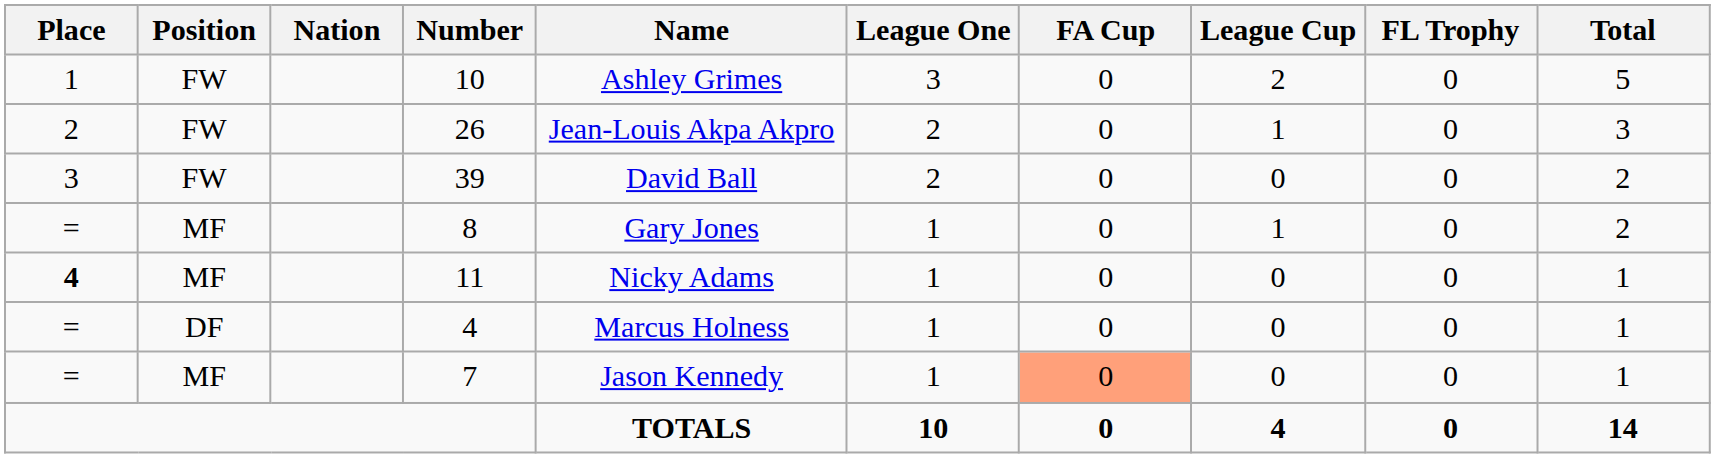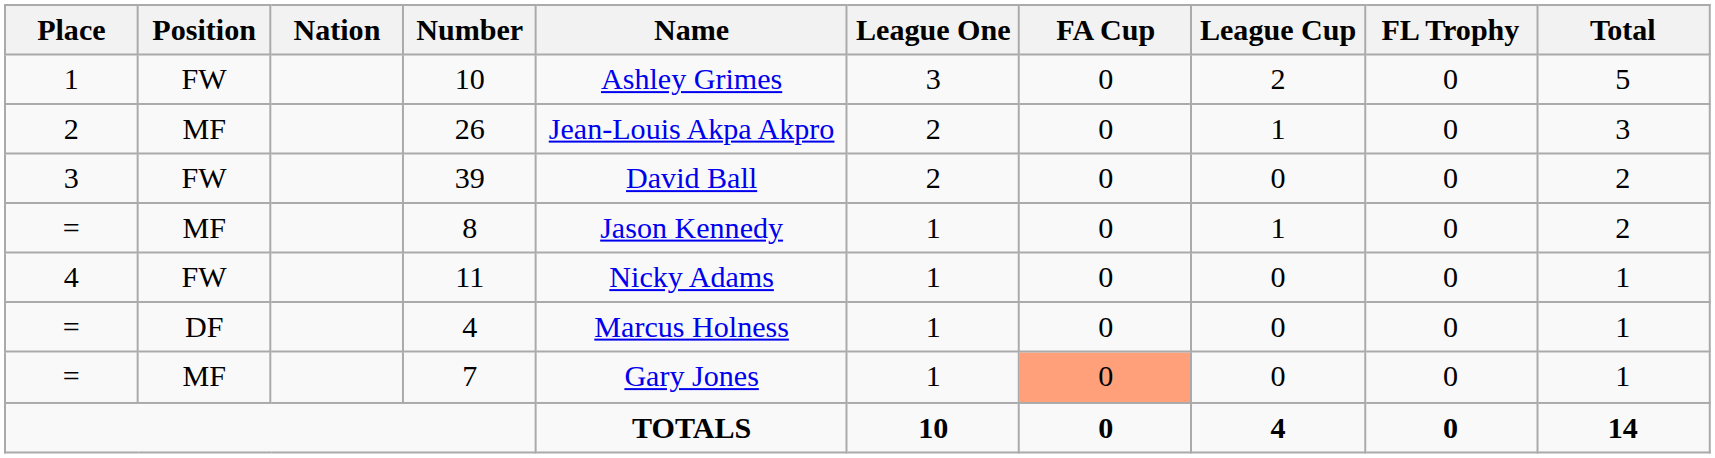(204, 128) FW -> (204, 128) MF
(692, 227) Gary Jones -> (692, 227) Jason Kennedy
(71, 277) bold -> (71, 277) normal
(204, 277) MF -> (204, 277) FW
(692, 376) Jason Kennedy -> (692, 376) Gary Jones
